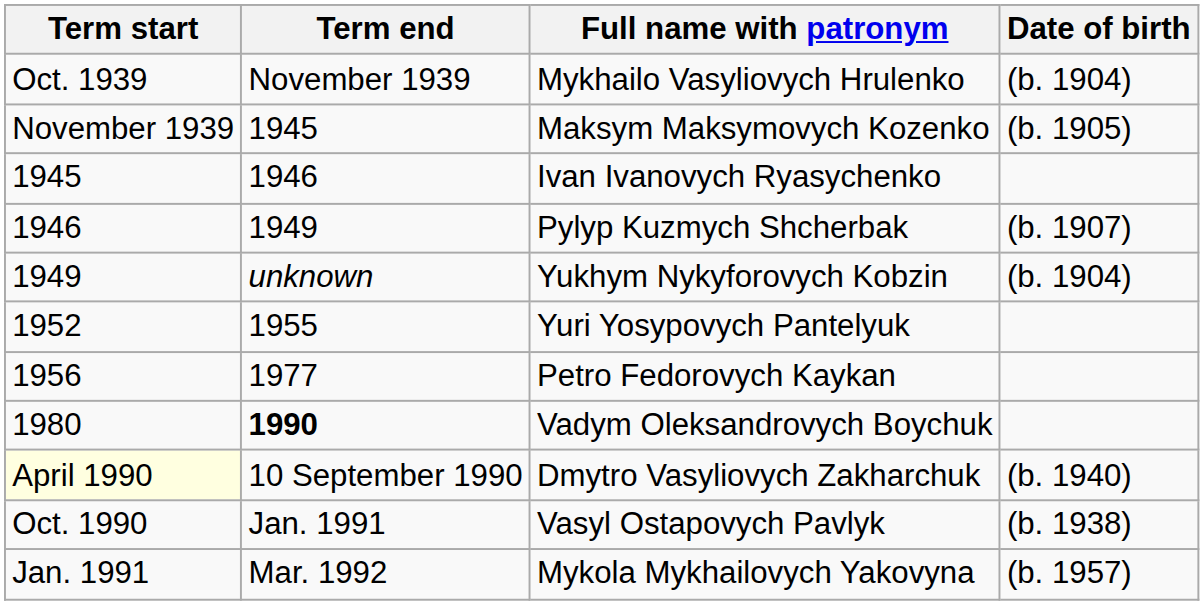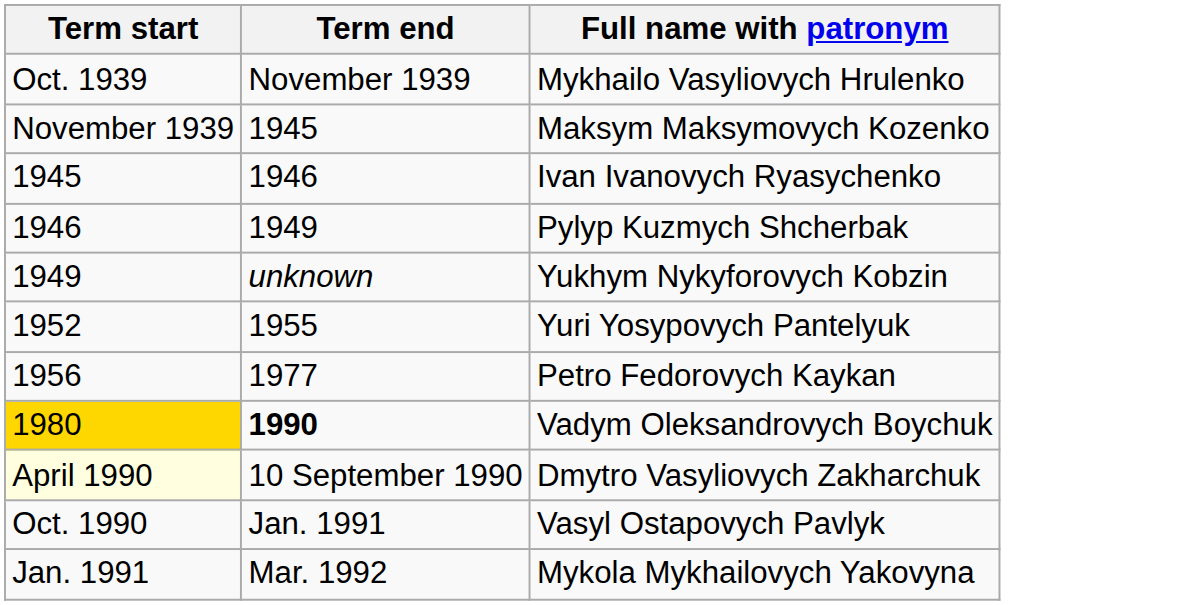- column: (1099, 29)
(47, 425) no background -> (47, 425) gold background
